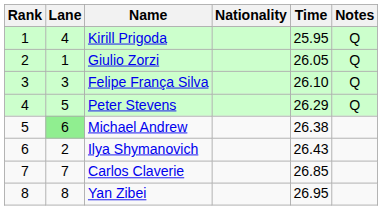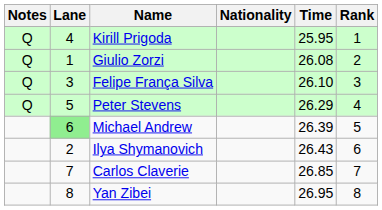columns swapped: (25, 15) <-> (355, 15)
(311, 60) 26.05 -> (316, 60) 26.08
(311, 127) 26.38 -> (316, 127) 26.39
